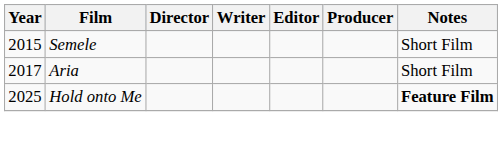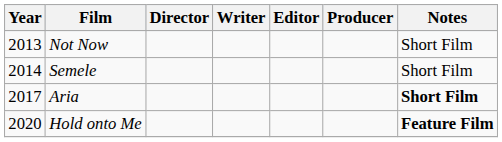+ row: (79, 44)
(25, 44) 2015 -> (25, 70) 2014
(437, 70) normal -> (440, 96) bold
(25, 96) 2025 -> (25, 123) 2020
